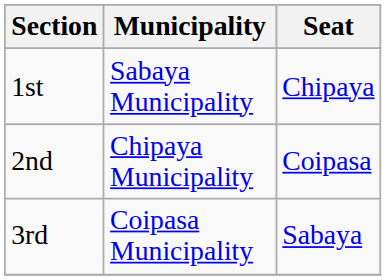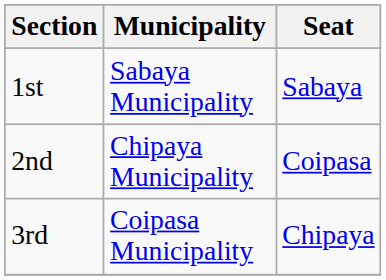(328, 85) Chipaya -> (322, 85) Sabaya
(322, 235) Sabaya -> (328, 235) Chipaya
